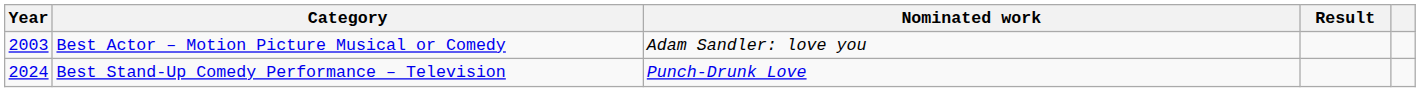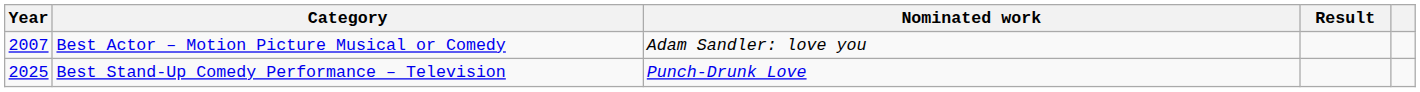(29, 45) 2003 -> (29, 45) 2007
(29, 72) 2024 -> (29, 72) 2025
